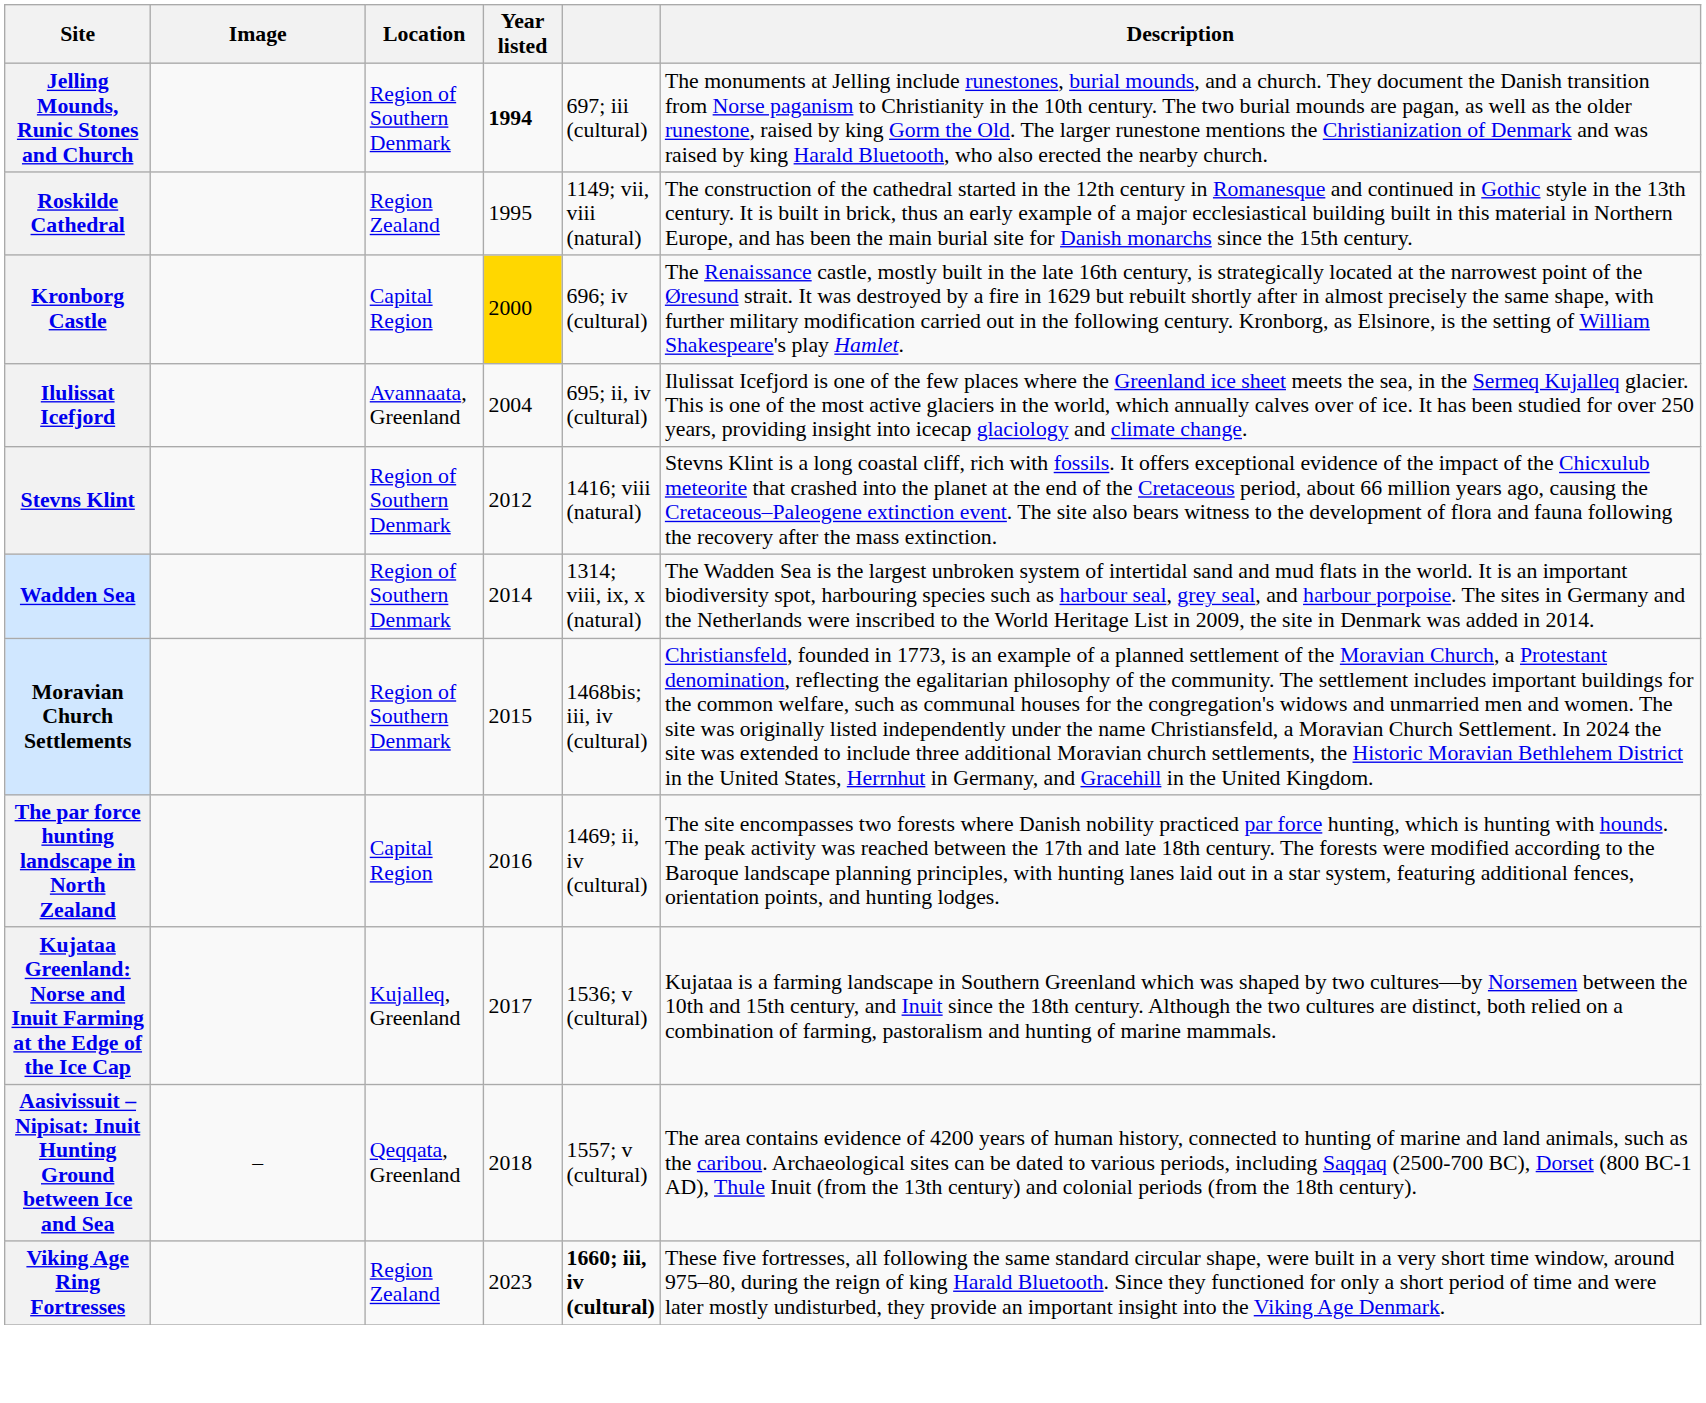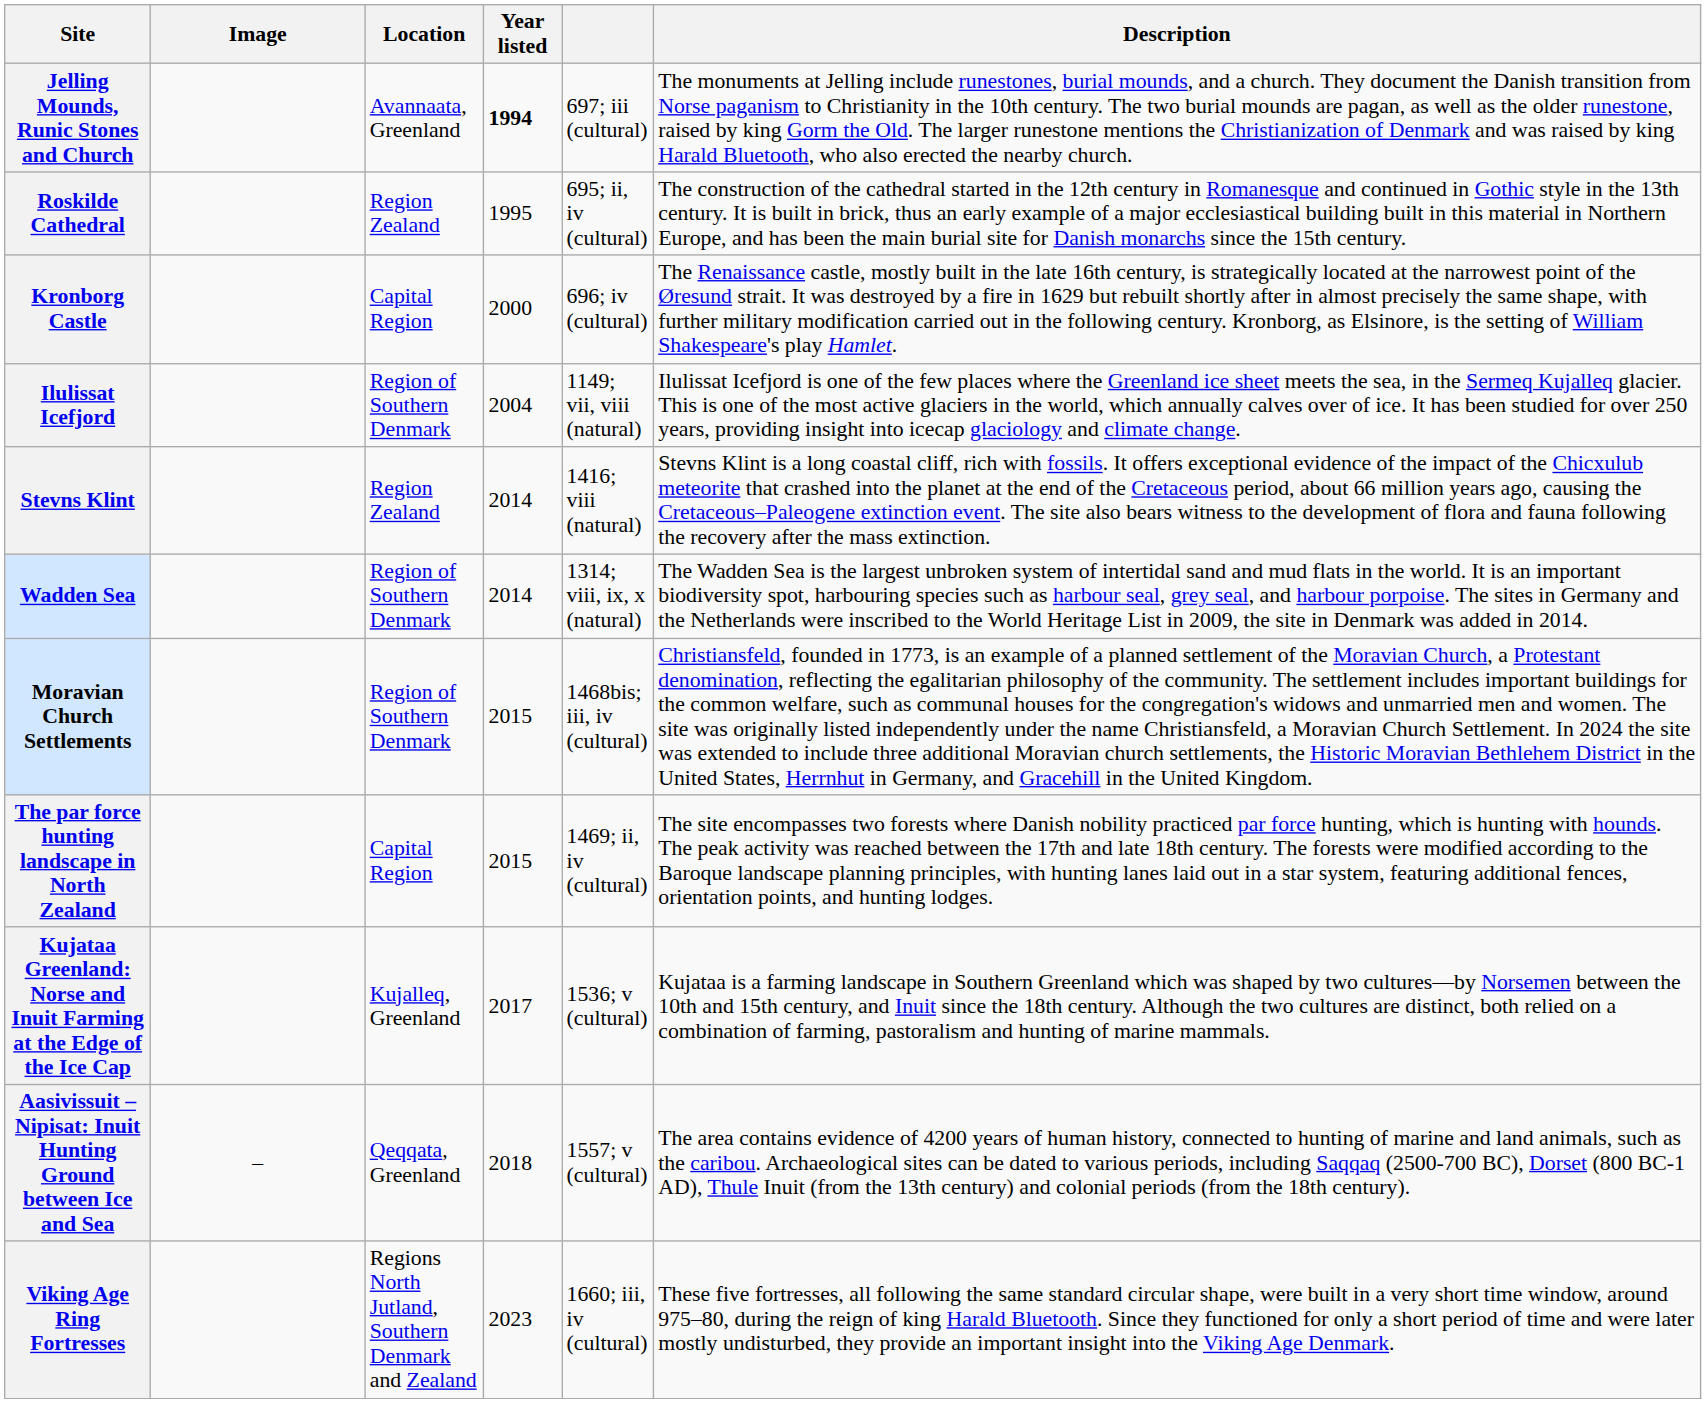(413, 117) Region of Southern Denmark -> (418, 117) Avannaata, Greenland
(608, 213) 1149; vii, viii (natural) -> (607, 213) 695; ii, iv (cultural)
(510, 308) gold background -> (510, 308) no background
(418, 404) Avannaata, Greenland -> (413, 404) Region of Southern Denmark
(609, 404) 695; ii, iv (cultural) -> (604, 404) 1149; vii, viii (natural)
(413, 500) Region of Southern Denmark -> (405, 500) Region Zealand
(510, 500) 2012 -> (510, 500) 2014
(510, 860) 2016 -> (510, 860) 2015
(405, 1282) Region Zealand -> (423, 1319) Regions North Jutland, Southern Denmark and Zealand
(611, 1282) bold -> (607, 1319) normal
